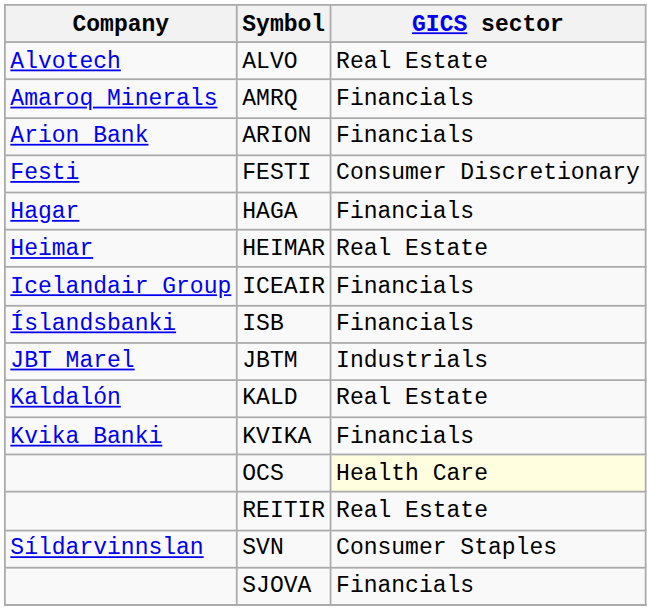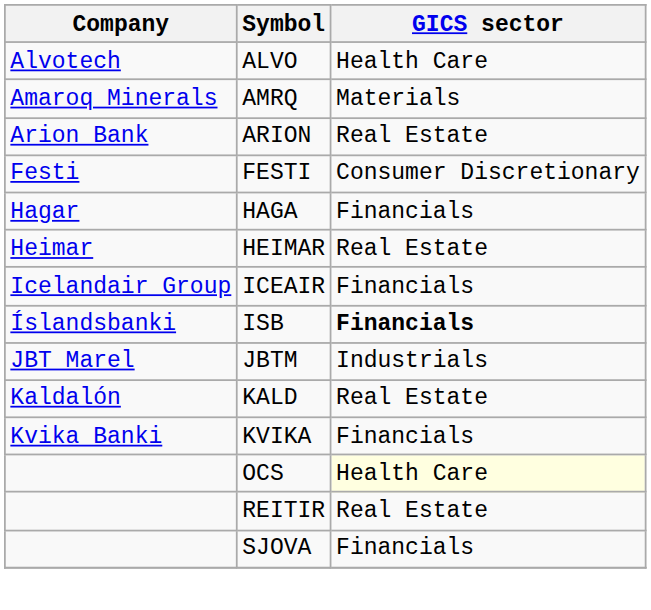(412, 61) Real Estate -> (412, 61) Health Care
(405, 99) Financials -> (398, 99) Materials
(405, 136) Financials -> (412, 136) Real Estate
(405, 324) normal -> (405, 324) bold
- row: (263, 549)
